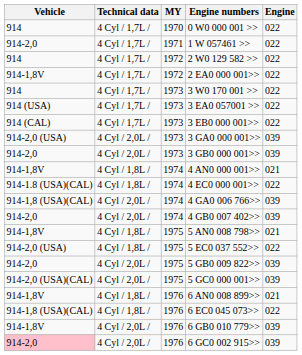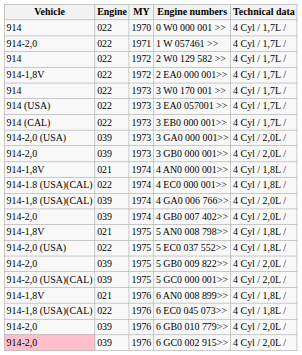columns swapped: (280, 12) <-> (128, 12)
(25, 327) 914-1,8V -> (22, 327) 914-2,0
